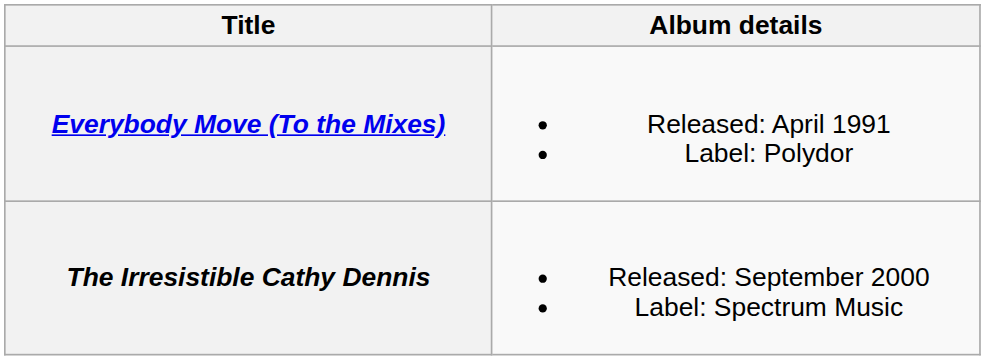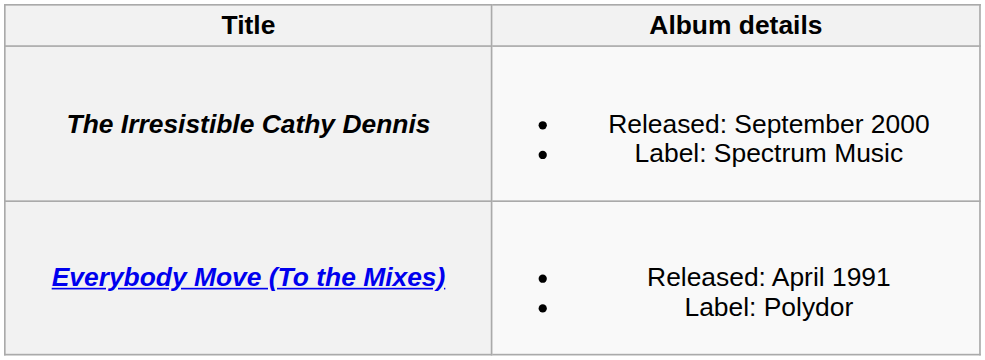rows swapped: (248, 123) <-> (248, 277)
